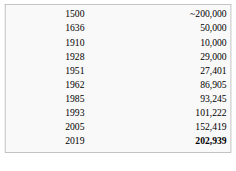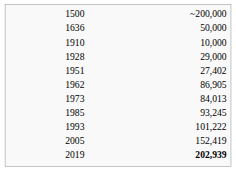(213, 70) 27,401 -> (213, 70) 27,402
+ row: (75, 98)
